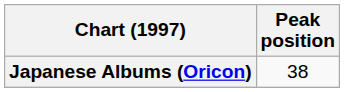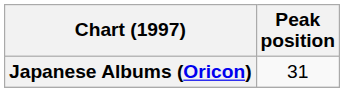(298, 71) 38 -> (298, 71) 31
